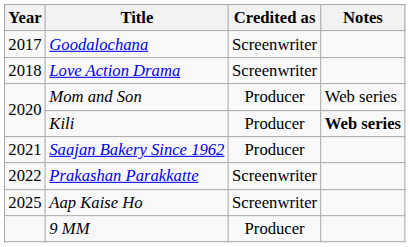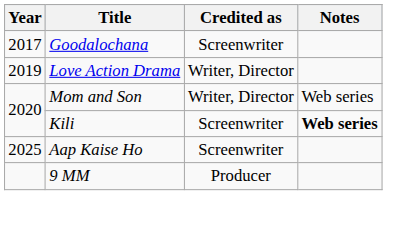(25, 70) 2018 -> (25, 70) 2019
(275, 70) Screenwriter -> (241, 70) Writer, Director
(275, 96) Producer -> (241, 96) Writer, Director
(275, 123) Producer -> (241, 123) Screenwriter
- row: (137, 149)
- row: (124, 176)
